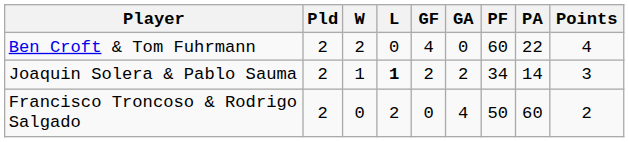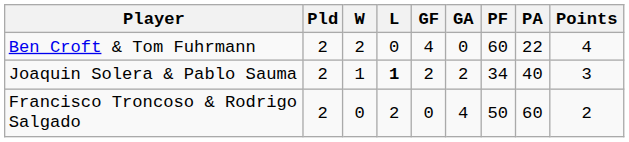(532, 75) 14 -> (532, 75) 40
